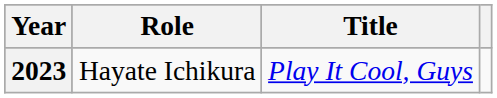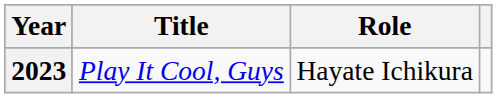columns swapped: (371, 26) <-> (167, 26)
